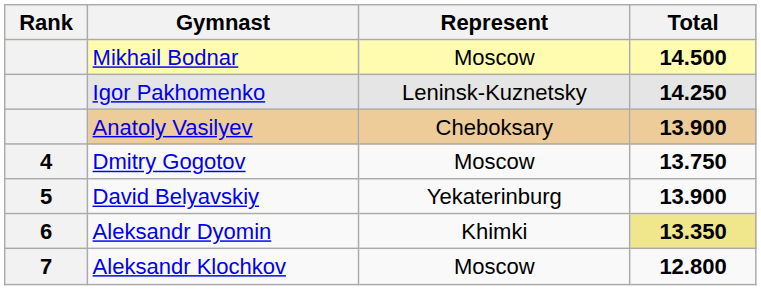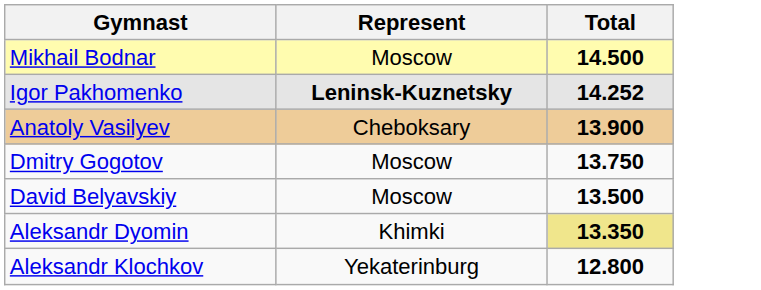- column: (46, 22)
(494, 92) normal -> (412, 92) bold
(693, 92) 14.250 -> (610, 92) 14.252
(494, 197) Yekaterinburg -> (412, 197) Moscow
(693, 197) 13.900 -> (610, 197) 13.500
(494, 267) Moscow -> (412, 267) Yekaterinburg
